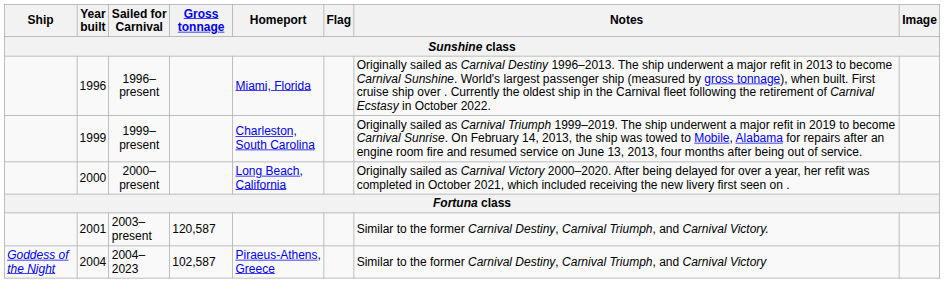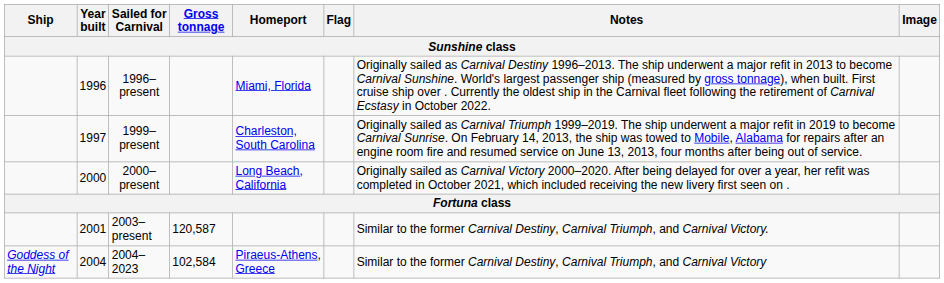(93, 138) 1999 -> (93, 138) 1997
(194, 261) 102,587 -> (194, 261) 102,584
